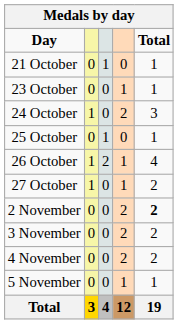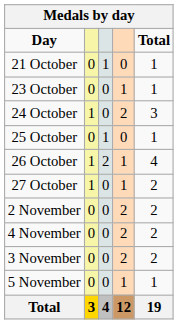(154, 210) bold -> (154, 210) normal
rows swapped: (44, 234) <-> (44, 258)
